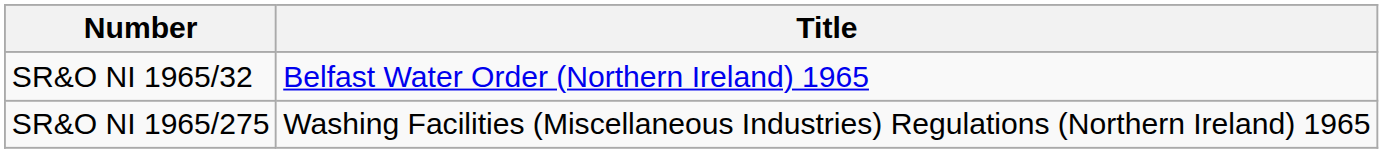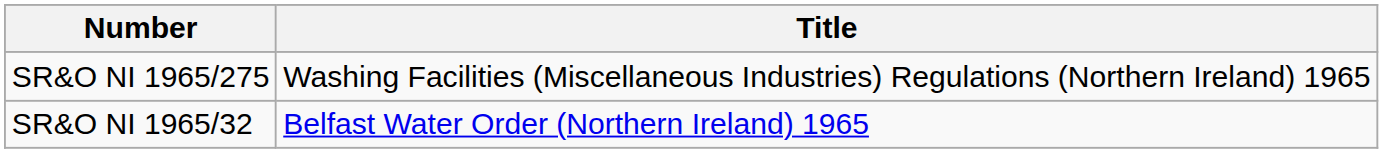rows swapped: (132, 76) <-> (141, 123)
